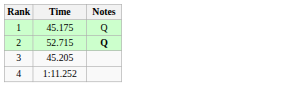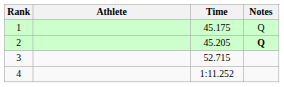+ column: (112, 12)
(60, 43) 52.715 -> (217, 43) 45.205
(60, 58) 45.205 -> (217, 58) 52.715
